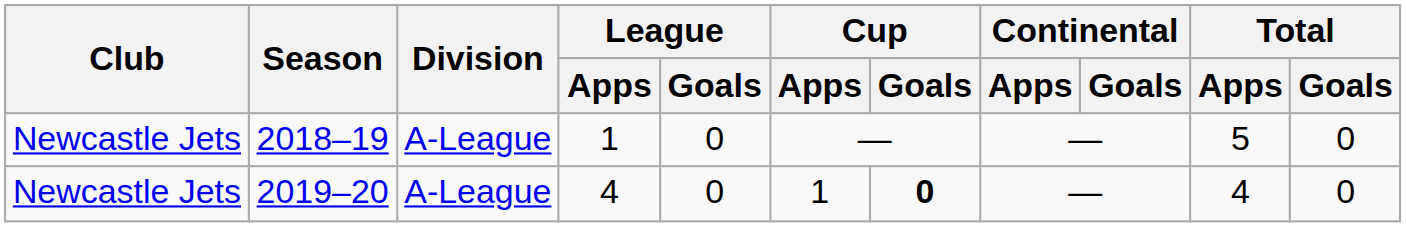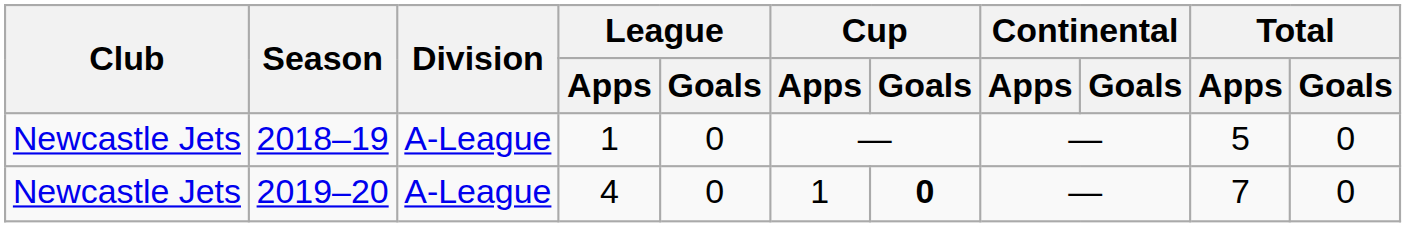(1240, 192) 4 -> (1240, 192) 7
